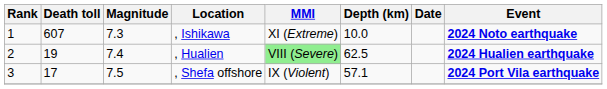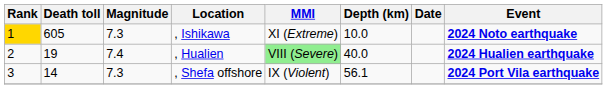(11, 34) no background -> (11, 34) gold background
(54, 34) 607 -> (54, 34) 605
(356, 53) 62.5 -> (356, 53) 40.0
(50, 73) 17 -> (50, 73) 14
(115, 73) 7.5 -> (115, 73) 7.3
(356, 73) 57.1 -> (356, 73) 56.1
